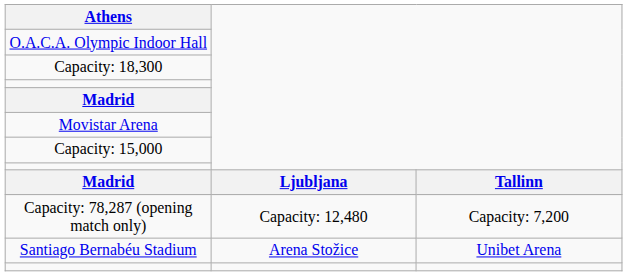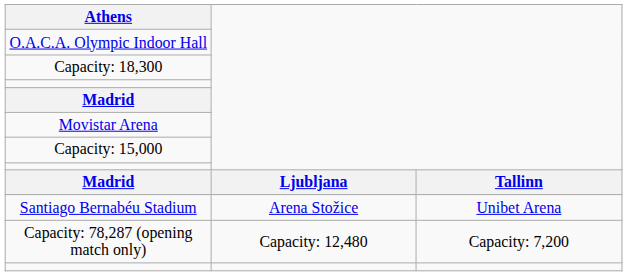rows swapped: (108, 250) <-> (108, 216)
